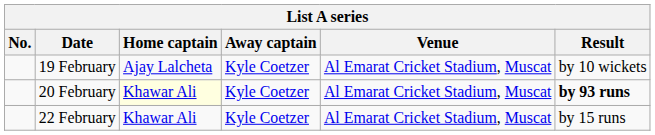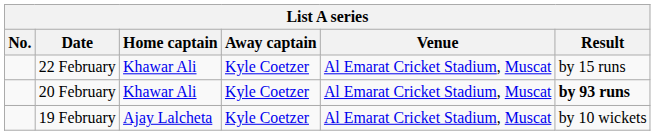rows swapped: (77, 67) <-> (77, 117)
(160, 92) lightyellow background -> (160, 92) no background
